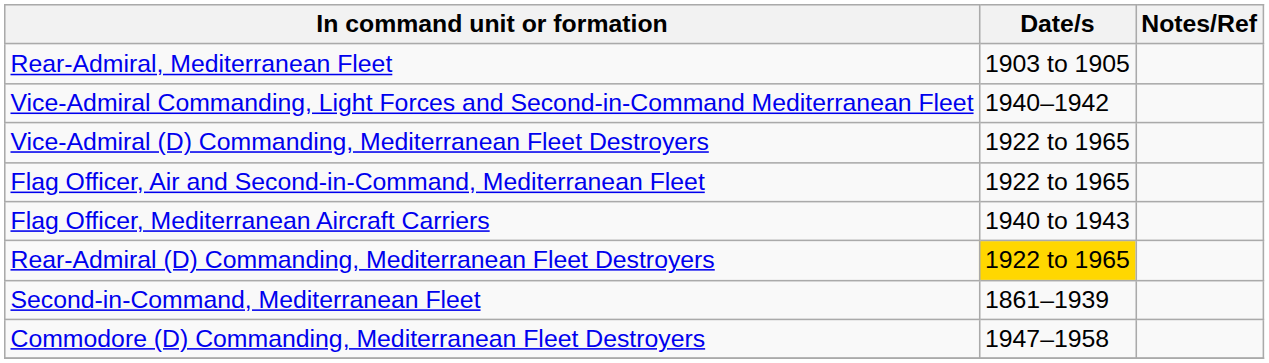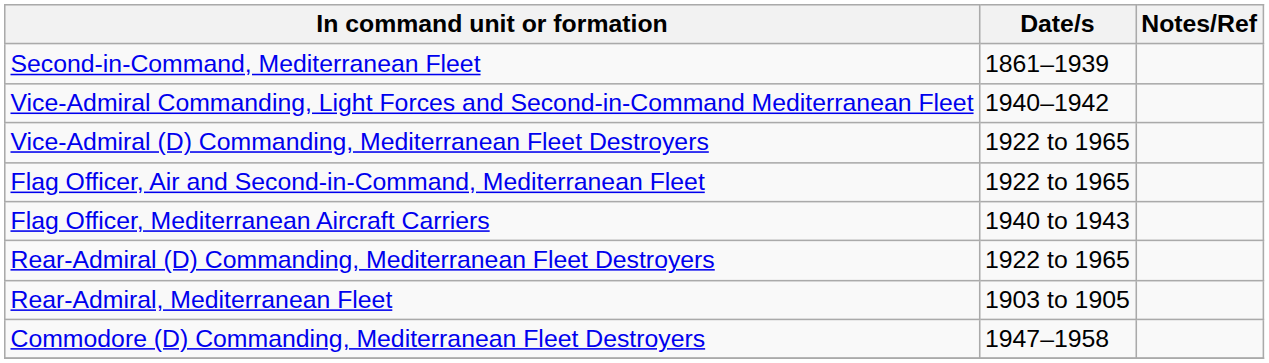rows swapped: (246, 299) <-> (201, 63)
(1057, 260) gold background -> (1057, 260) no background
